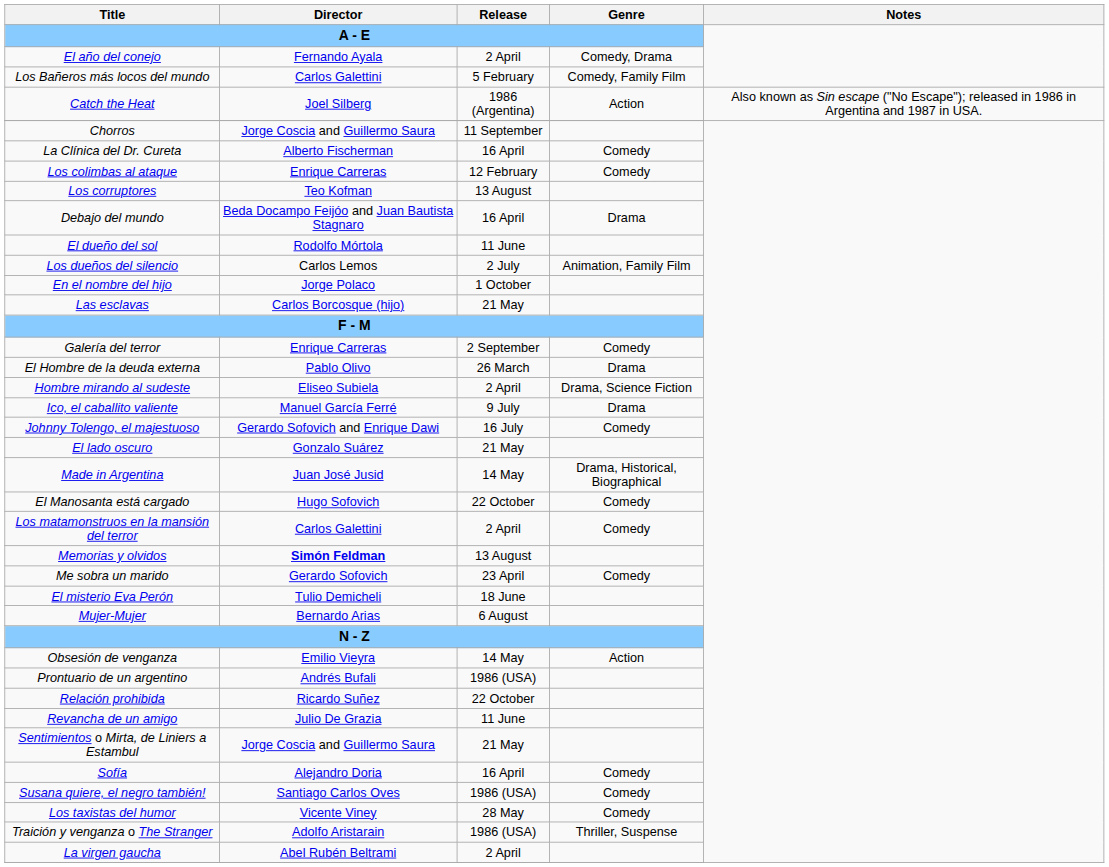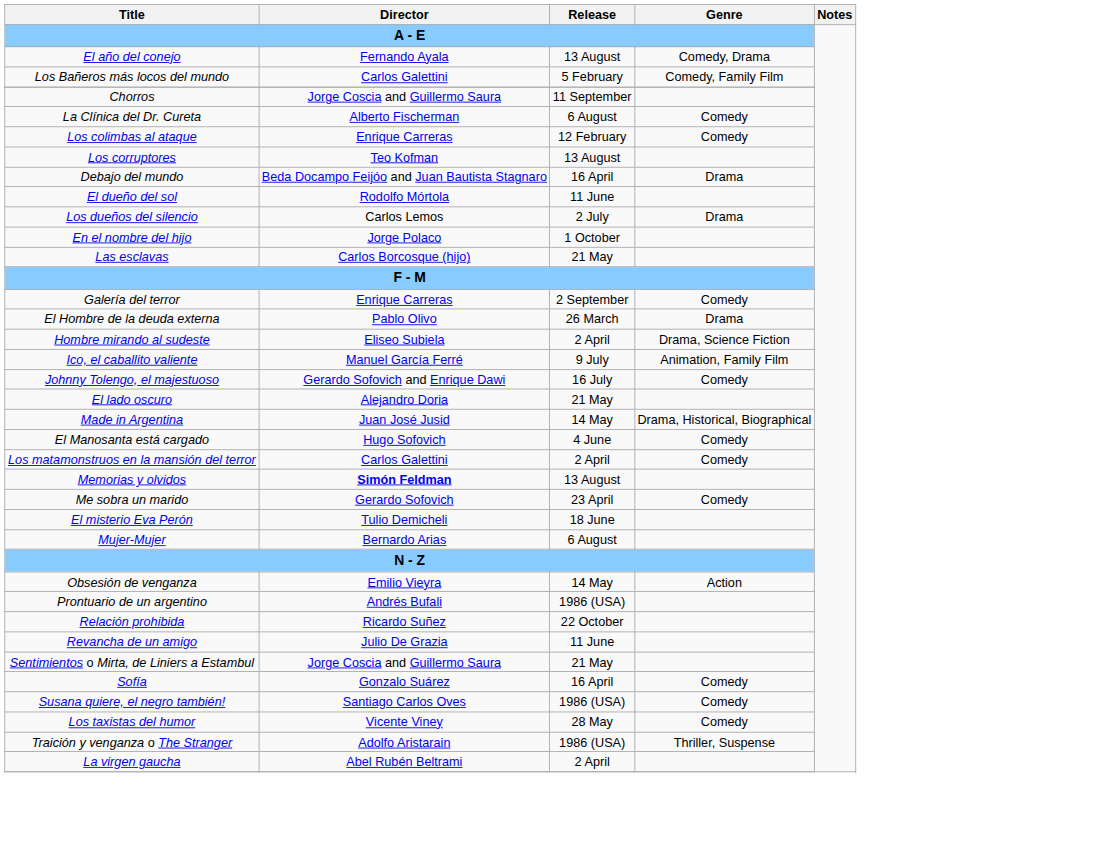(503, 57) 2 April -> (592, 57) 13 August
- row: (112, 104)
(503, 151) 16 April -> (592, 117) 6 August
(627, 265) Animation, Family Film -> (724, 217) Drama
(627, 408) Drama -> (724, 360) Animation, Family Film
(338, 448) Gonzalo Suárez -> (404, 400) Alejandro Doria
(503, 502) 22 October -> (592, 440) 4 June
(338, 773) Alejandro Doria -> (404, 682) Gonzalo Suárez
